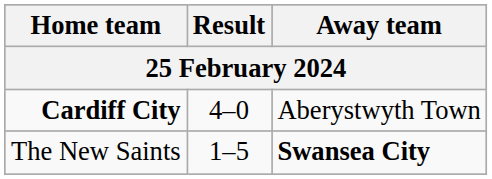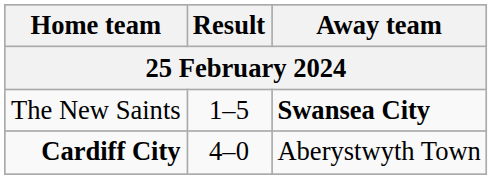rows swapped: (111, 109) <-> (96, 151)
